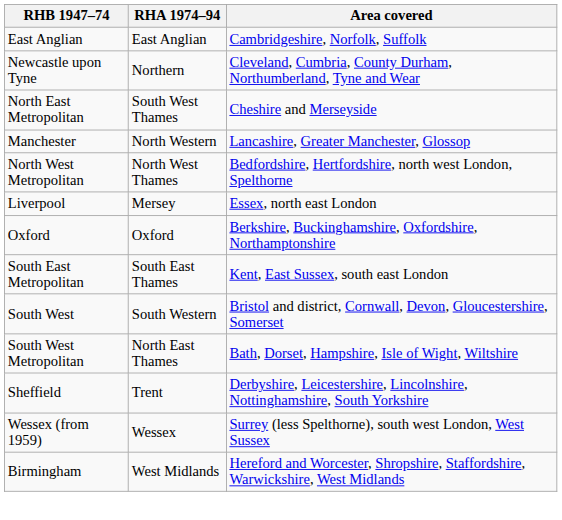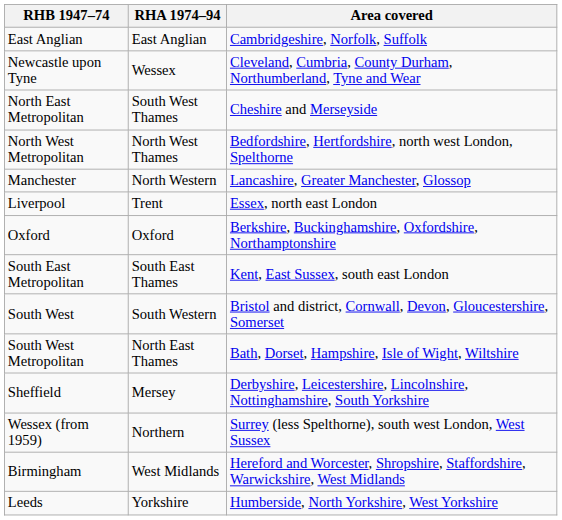(158, 70) Northern -> (154, 70) Wessex
rows swapped: (42, 141) <-> (46, 172)
(154, 203) Mersey -> (147, 203) Trent
(147, 392) Trent -> (154, 392) Mersey
(154, 432) Wessex -> (158, 432) Northern
+ row: (25, 503)
